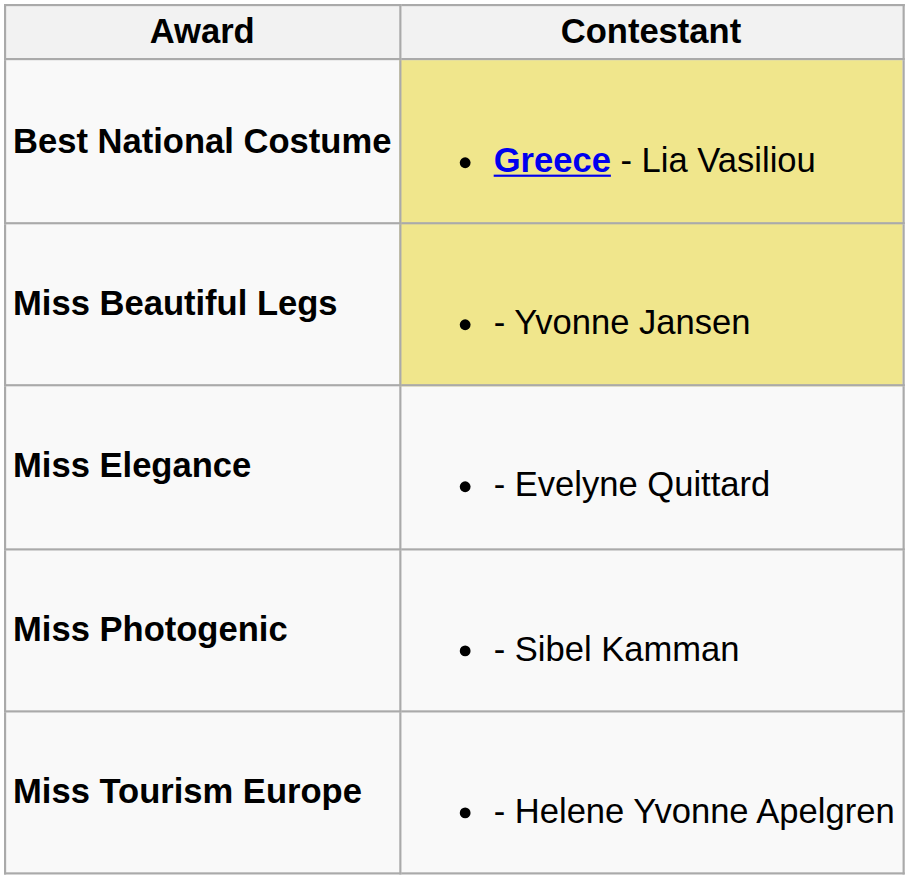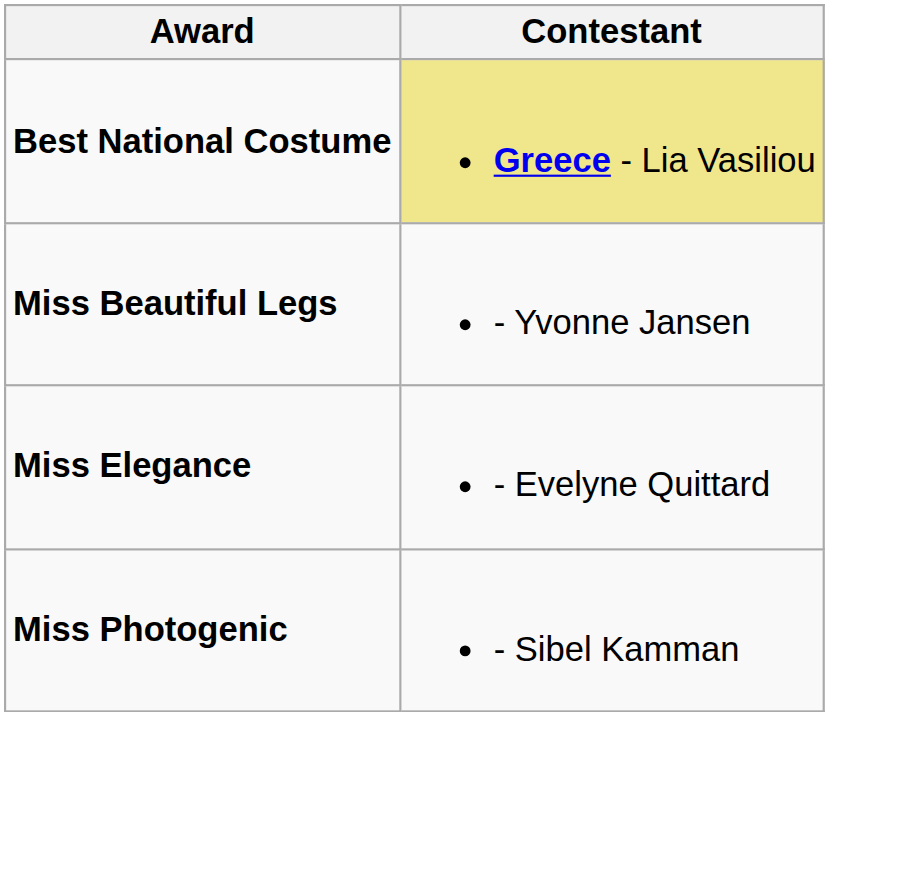(651, 324) khaki background -> (612, 324) no background
- row: (187, 791)
